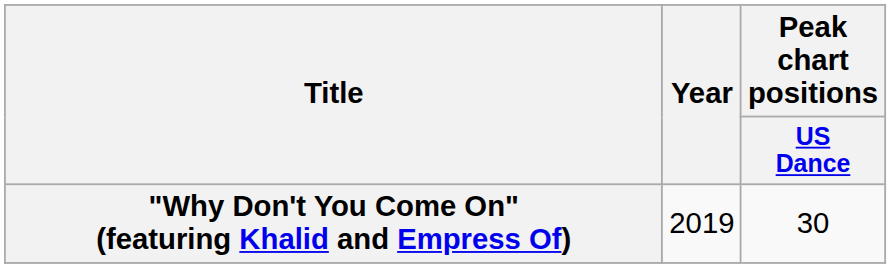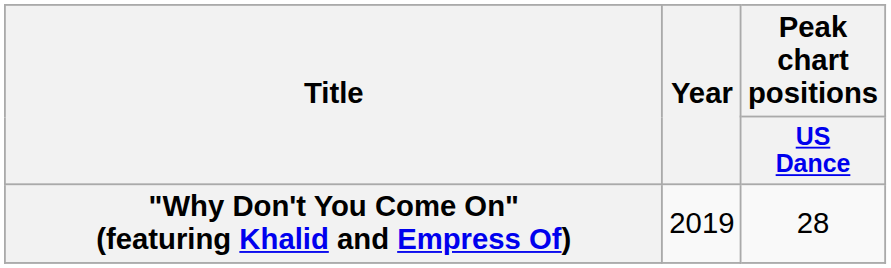(813, 223) 30 -> (813, 223) 28
